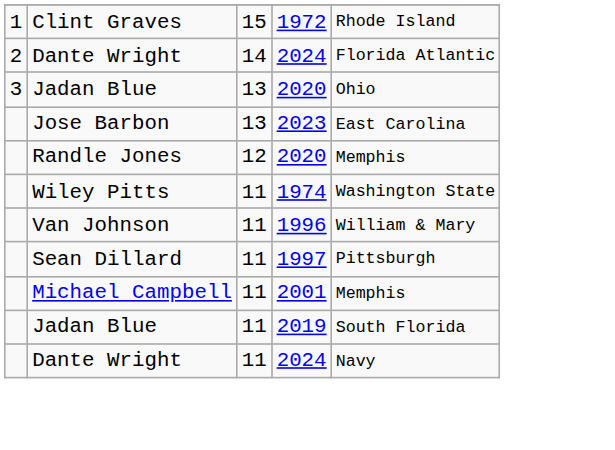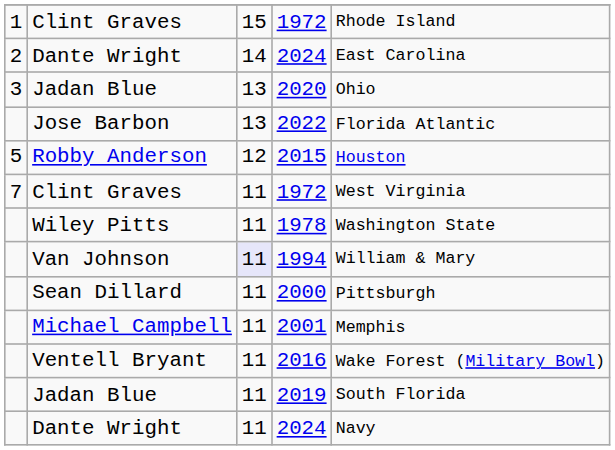(416, 56) Florida Atlantic -> (401, 56) East Carolina
(302, 123) 2023 -> (302, 123) 2022
(401, 123) East Carolina -> (416, 123) Florida Atlantic
+ row: (16, 157)
- row: (16, 157)
+ row: (16, 191)
(302, 191) 1974 -> (302, 225) 1978
(254, 225) no background -> (254, 259) lavender background
(302, 225) 1996 -> (302, 259) 1994
(302, 259) 1997 -> (302, 293) 2000
+ row: (16, 361)
